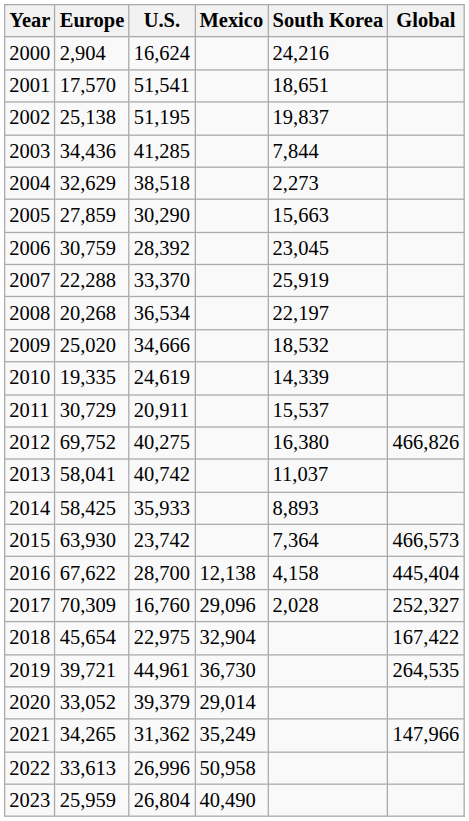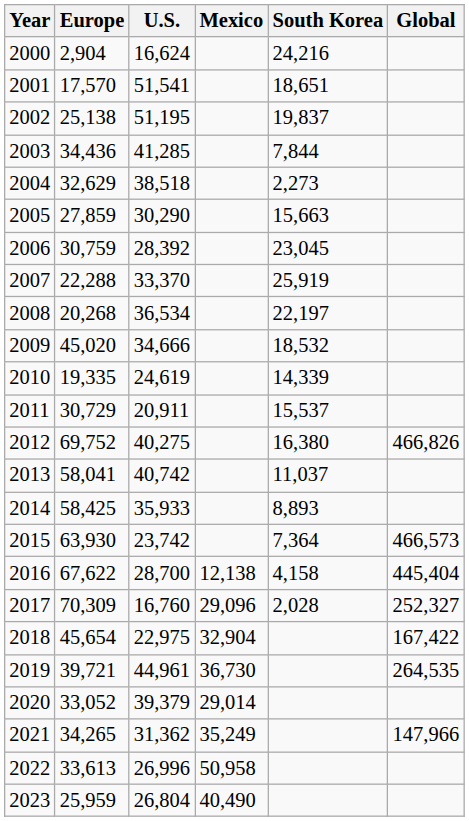(88, 345) 25,020 -> (88, 345) 45,020
